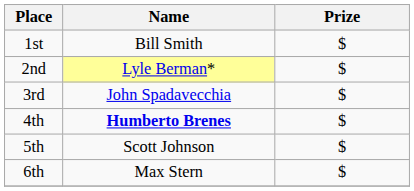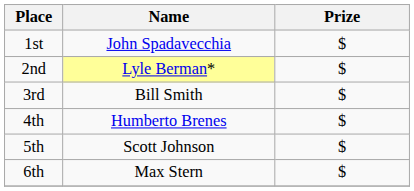(169, 43) Bill Smith -> (169, 43) John Spadavecchia
(169, 95) John Spadavecchia -> (169, 95) Bill Smith
(169, 120) bold -> (169, 120) normal
